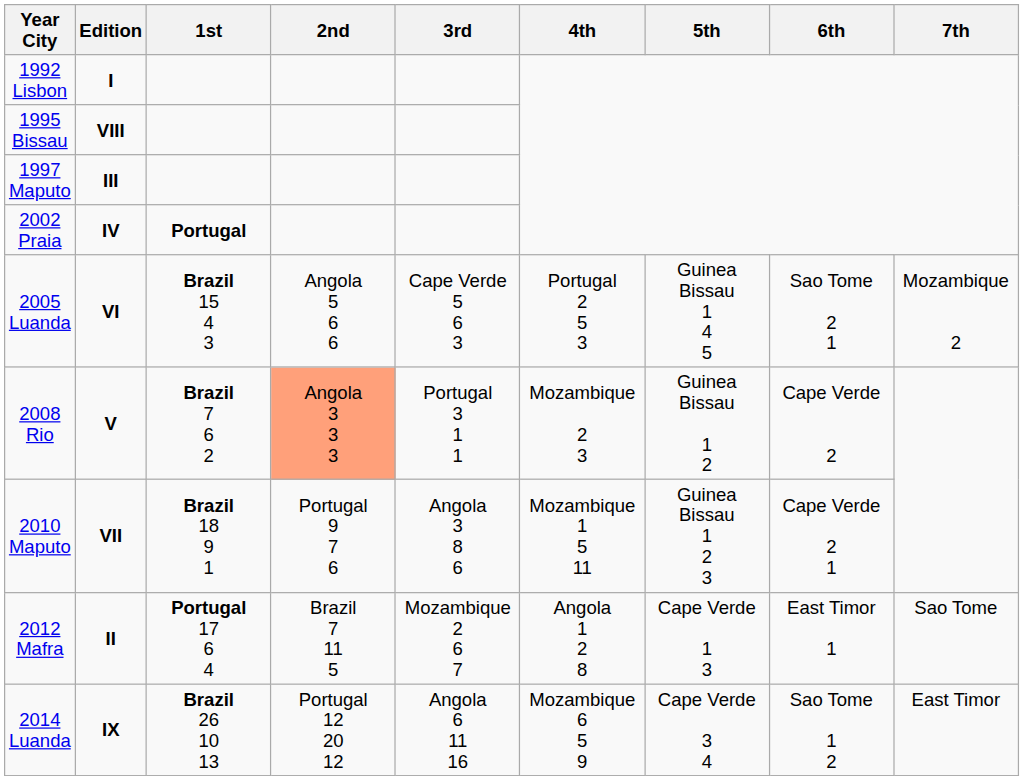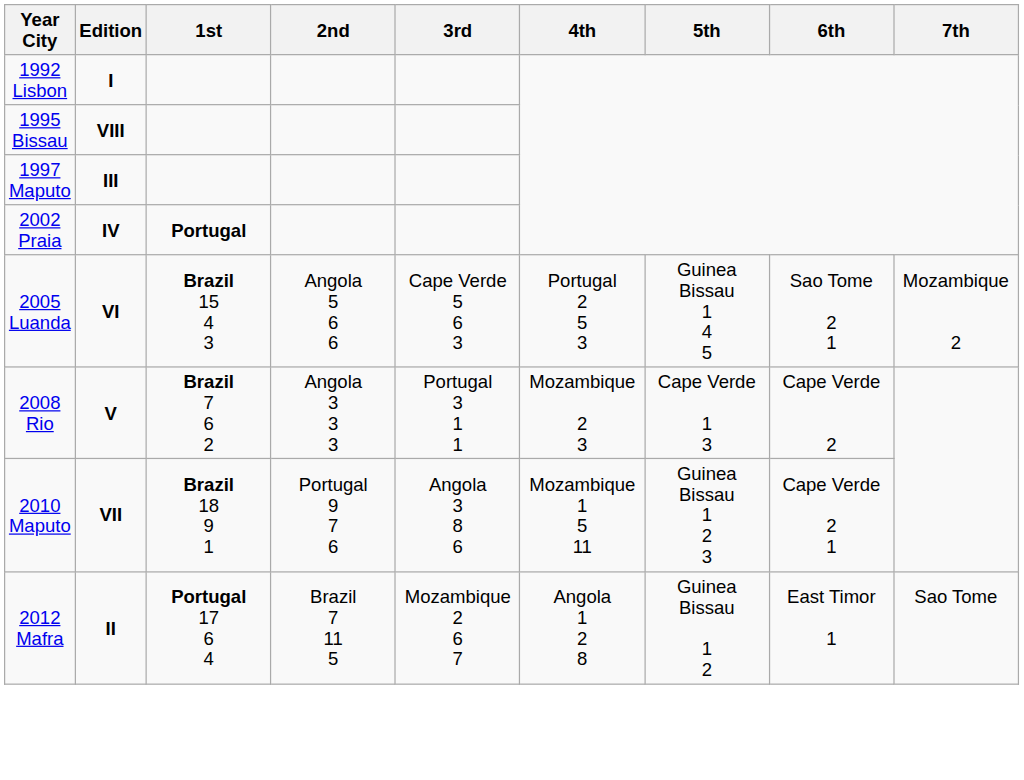(333, 424) lightsalmon background -> (333, 413) no background
(707, 424) Guinea Bissau 1 2 -> (707, 413) Cape Verde 1 3
(707, 638) Cape Verde 1 3 -> (707, 628) Guinea Bissau 1 2
- row: (40, 730)
